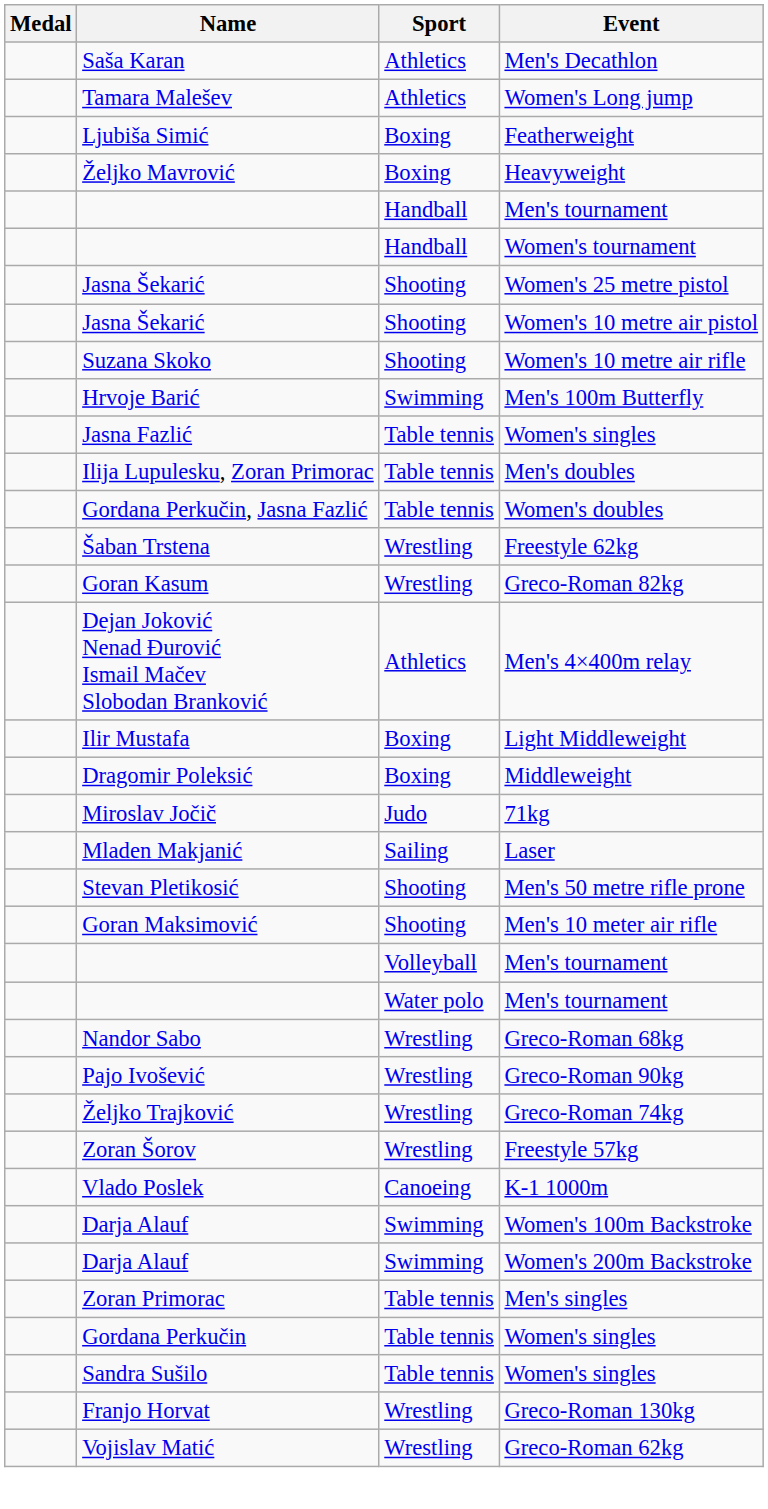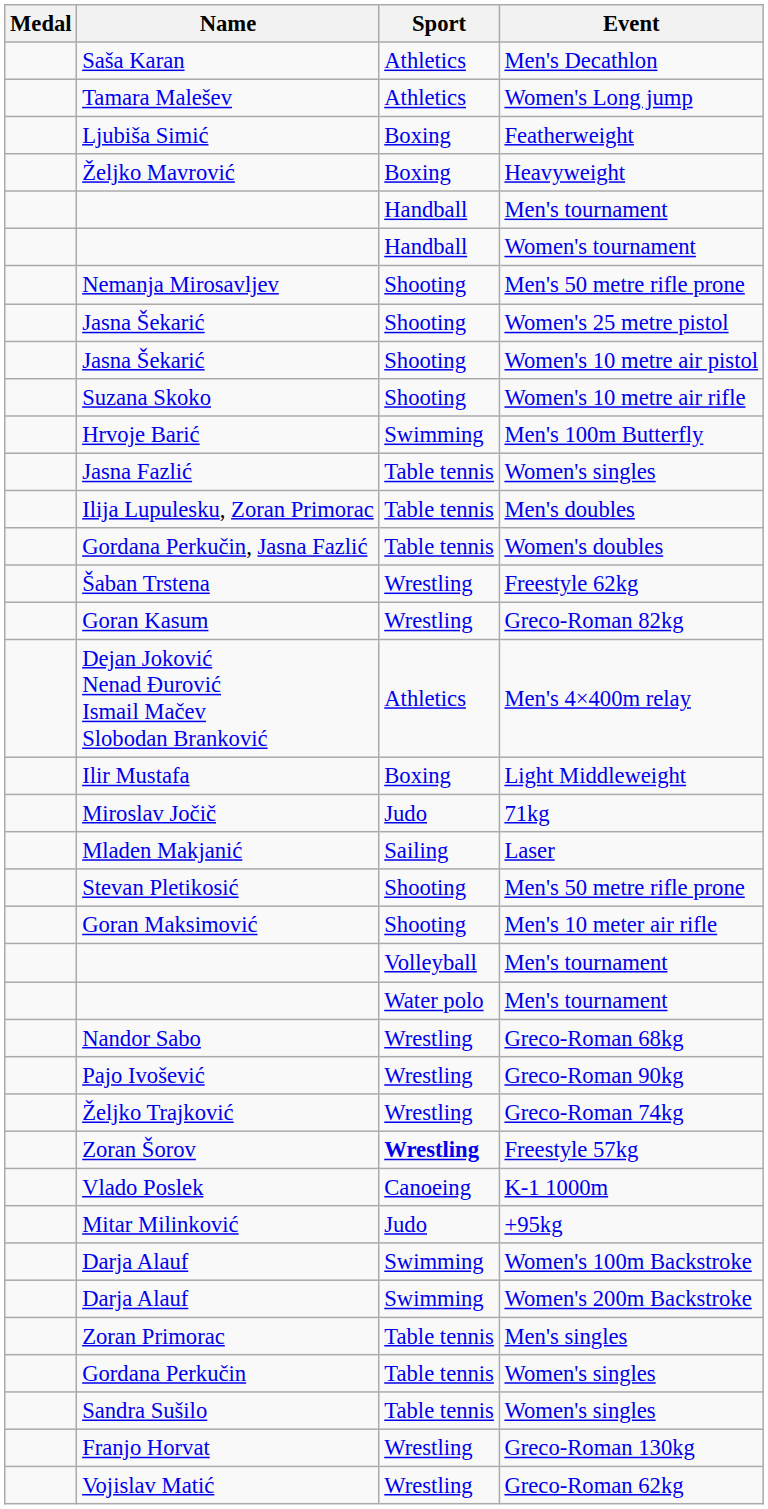+ row: (180, 284)
- row: (167, 775)
(428, 1149) normal -> (432, 1149) bold
+ row: (160, 1224)
